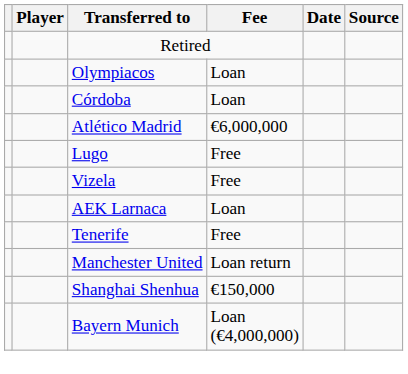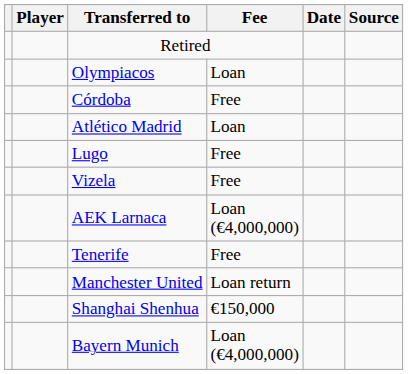(228, 99) Loan -> (226, 99) Free
(249, 126) €6,000,000 -> (228, 126) Loan
(228, 208) Loan -> (255, 217) Loan (€4,000,000)
